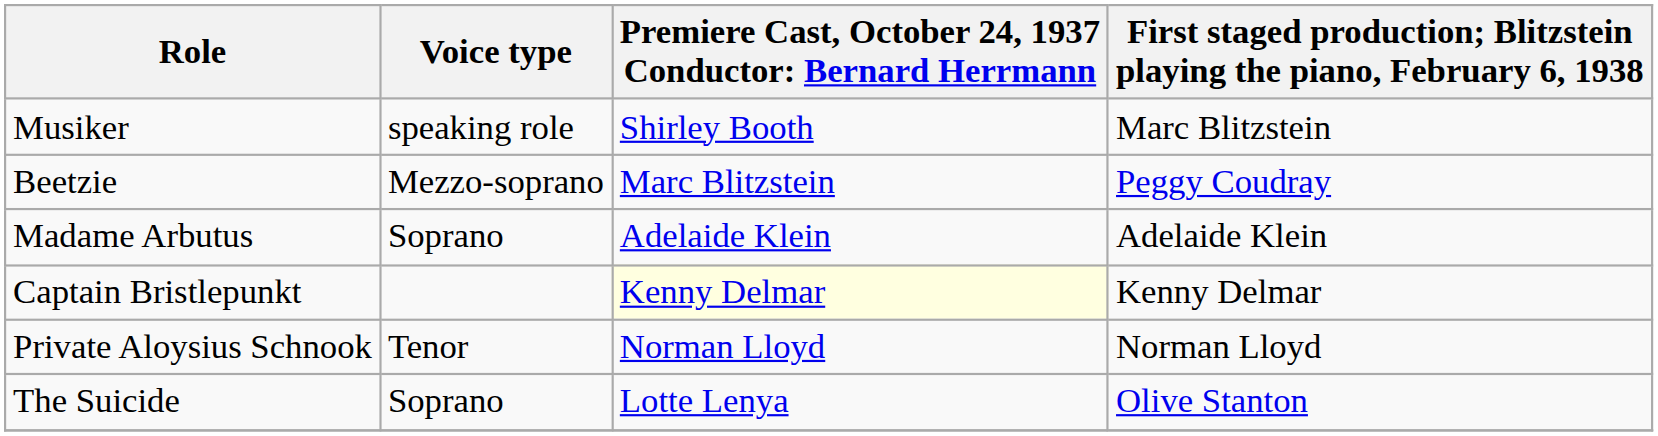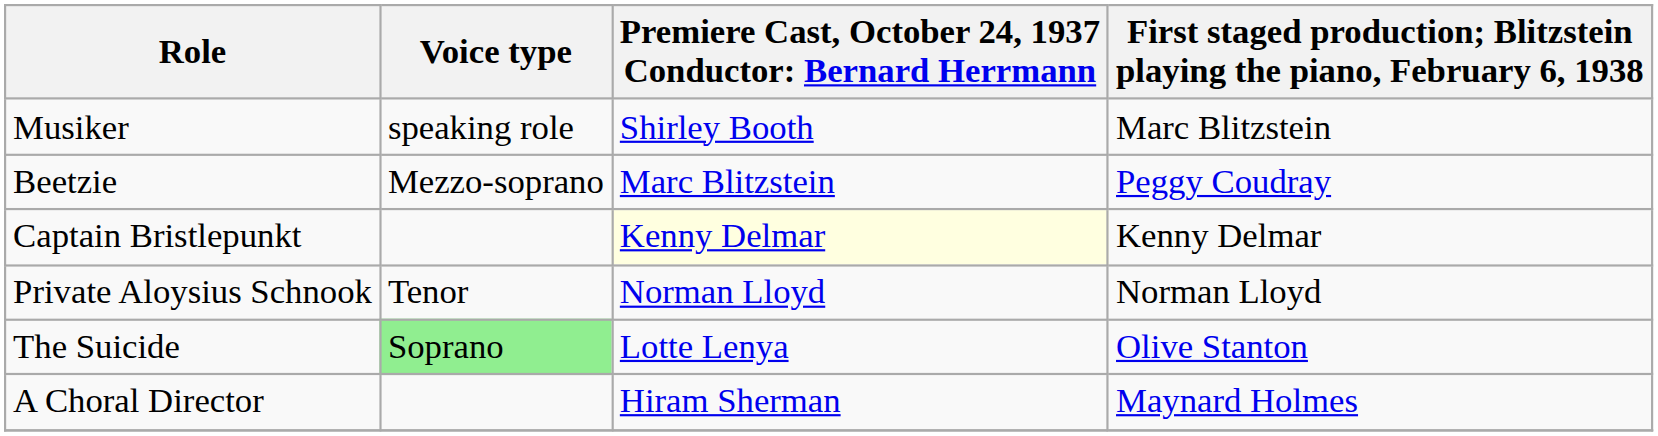- row: (133, 236)
(446, 401) no background -> (446, 346) lightgreen background
+ row: (138, 401)
